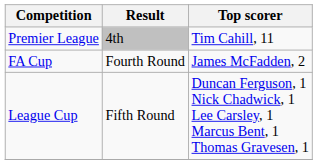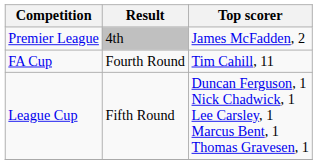(233, 38) Tim Cahill, 11 -> (248, 38) James McFadden, 2
(248, 61) James McFadden, 2 -> (233, 61) Tim Cahill, 11
